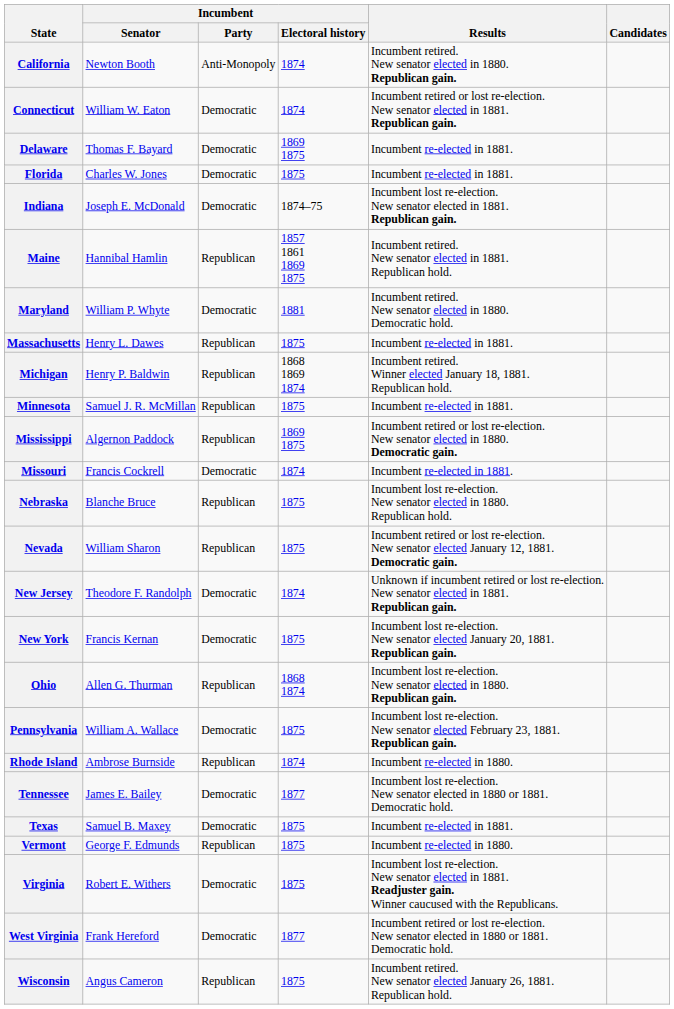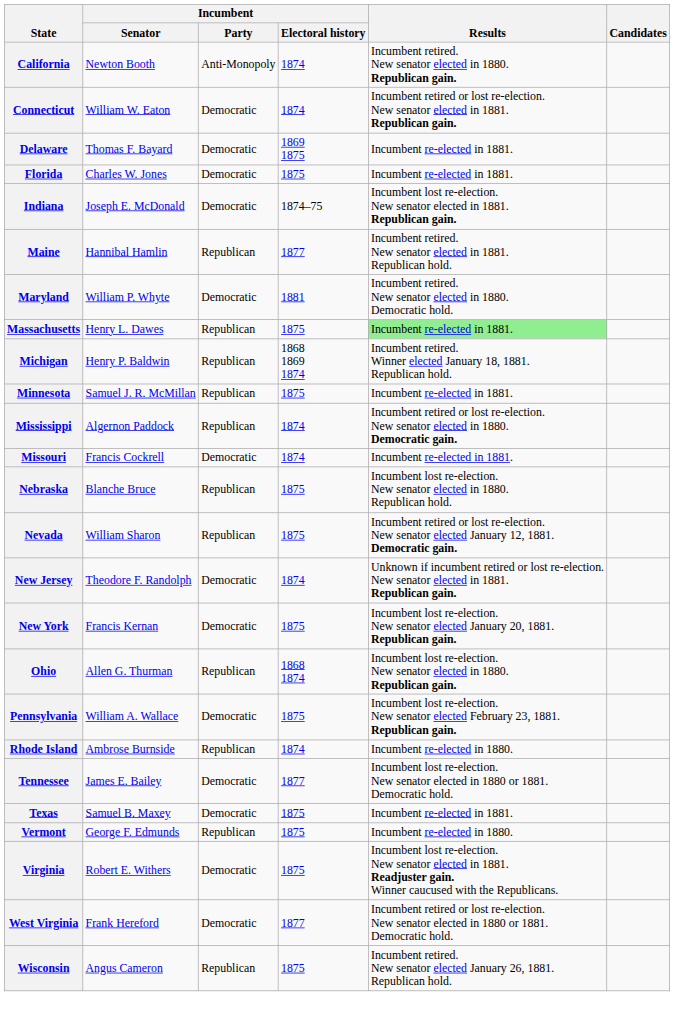(293, 258) 1857 1861 1869 1875 -> (293, 251) 1877
(442, 342) no background -> (442, 329) lightgreen background
(293, 439) 1869 1875 -> (293, 425) 1874
